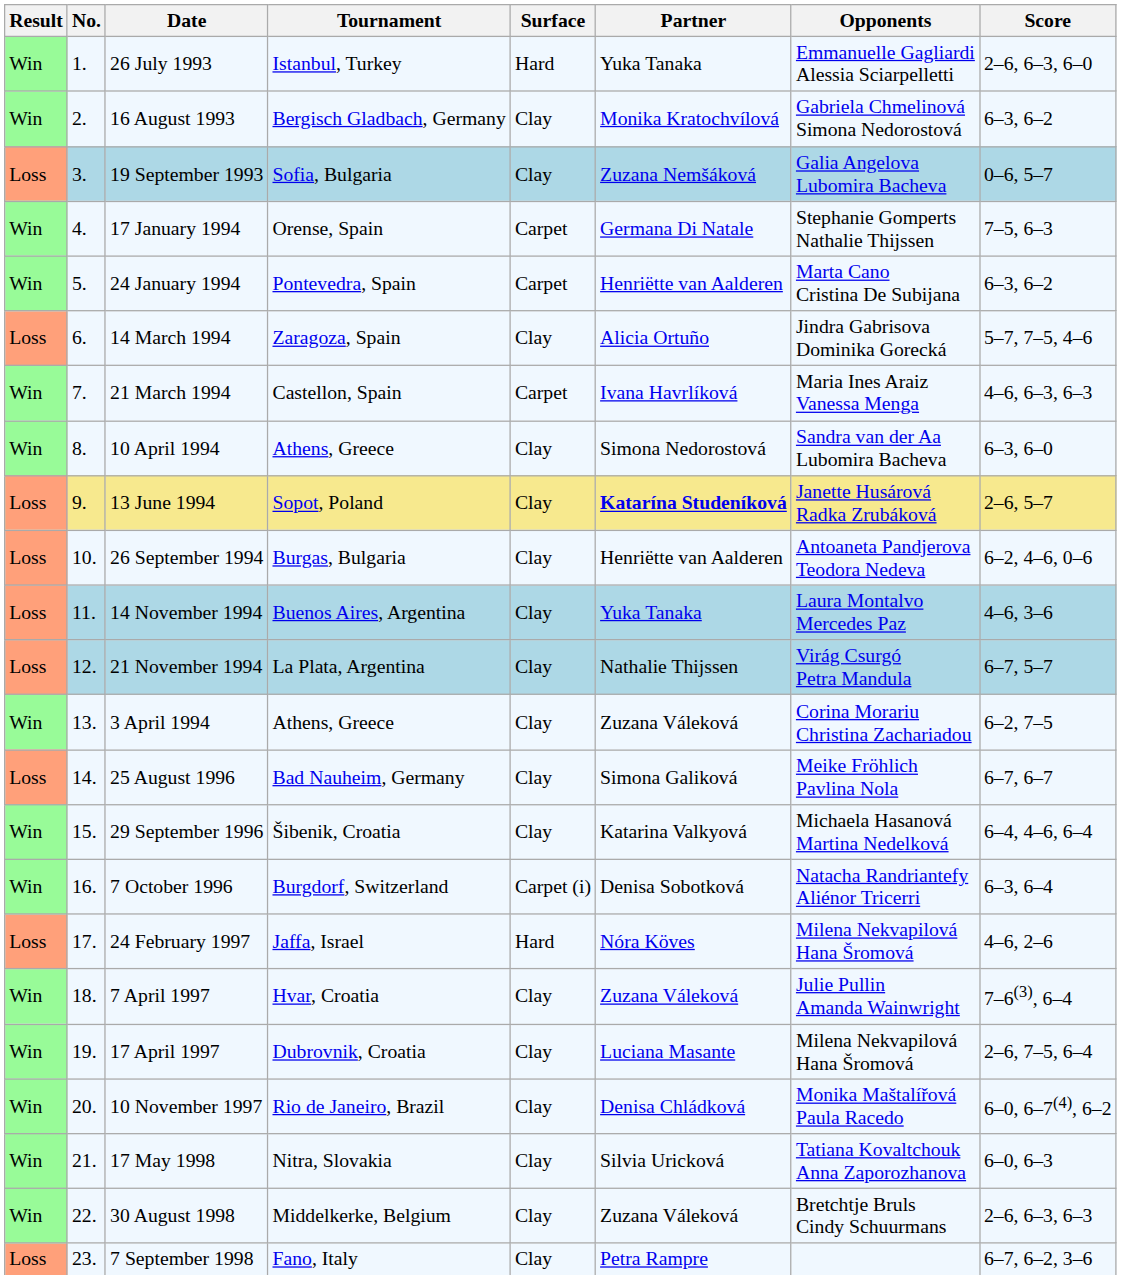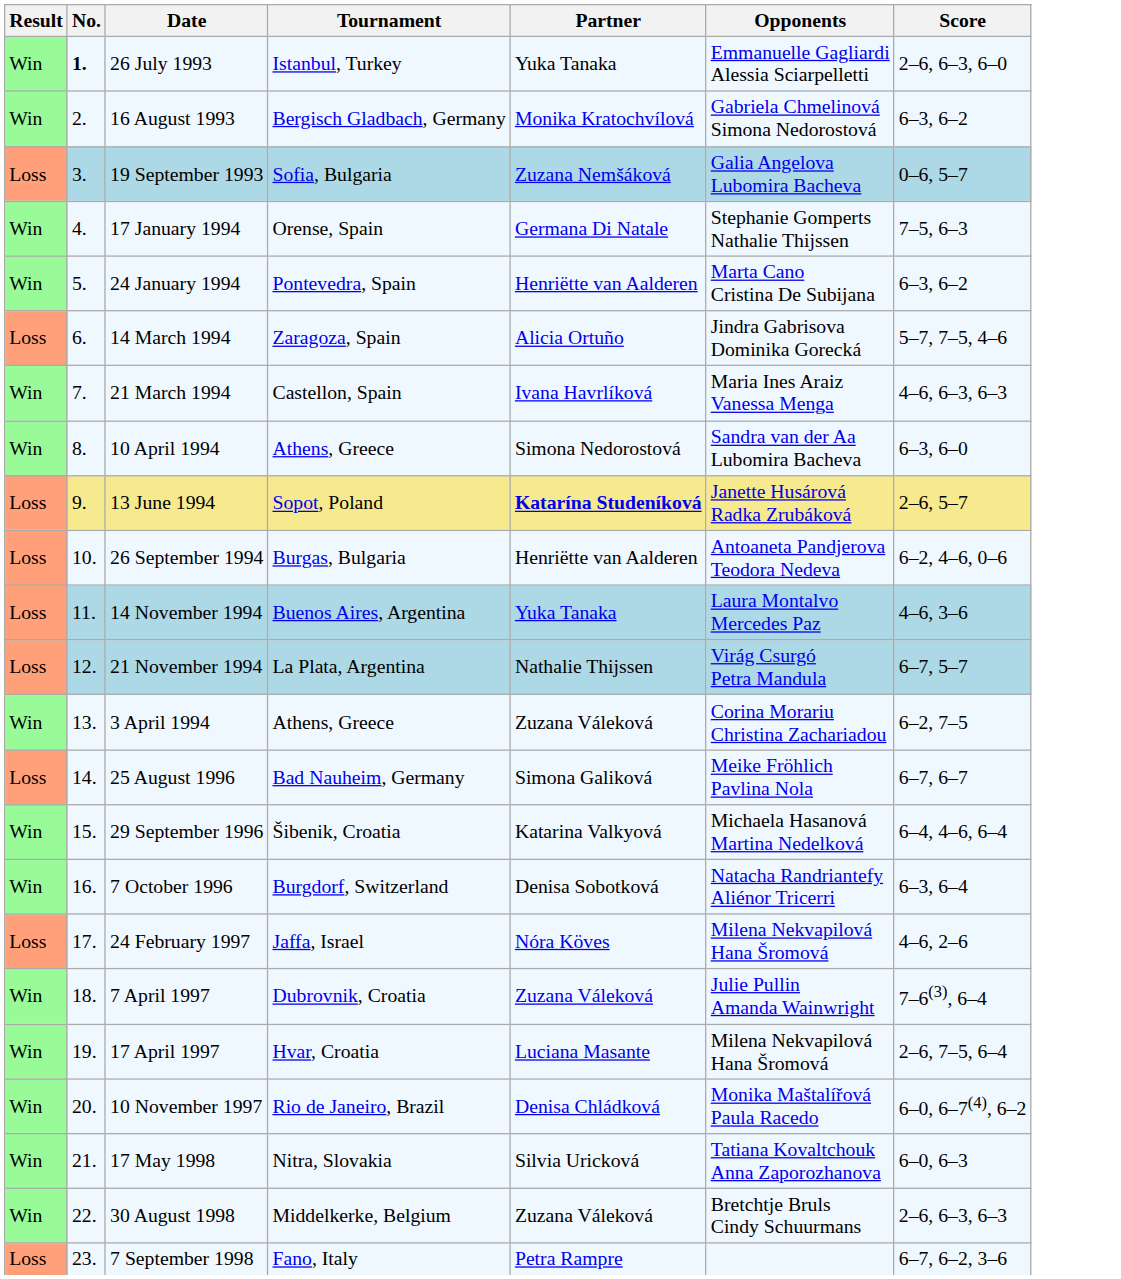- column: (553, 20)
(79, 63) normal -> (79, 63) bold
(326, 995) Hvar, Croatia -> (349, 995) Dubrovnik, Croatia
(349, 1050) Dubrovnik, Croatia -> (326, 1050) Hvar, Croatia
